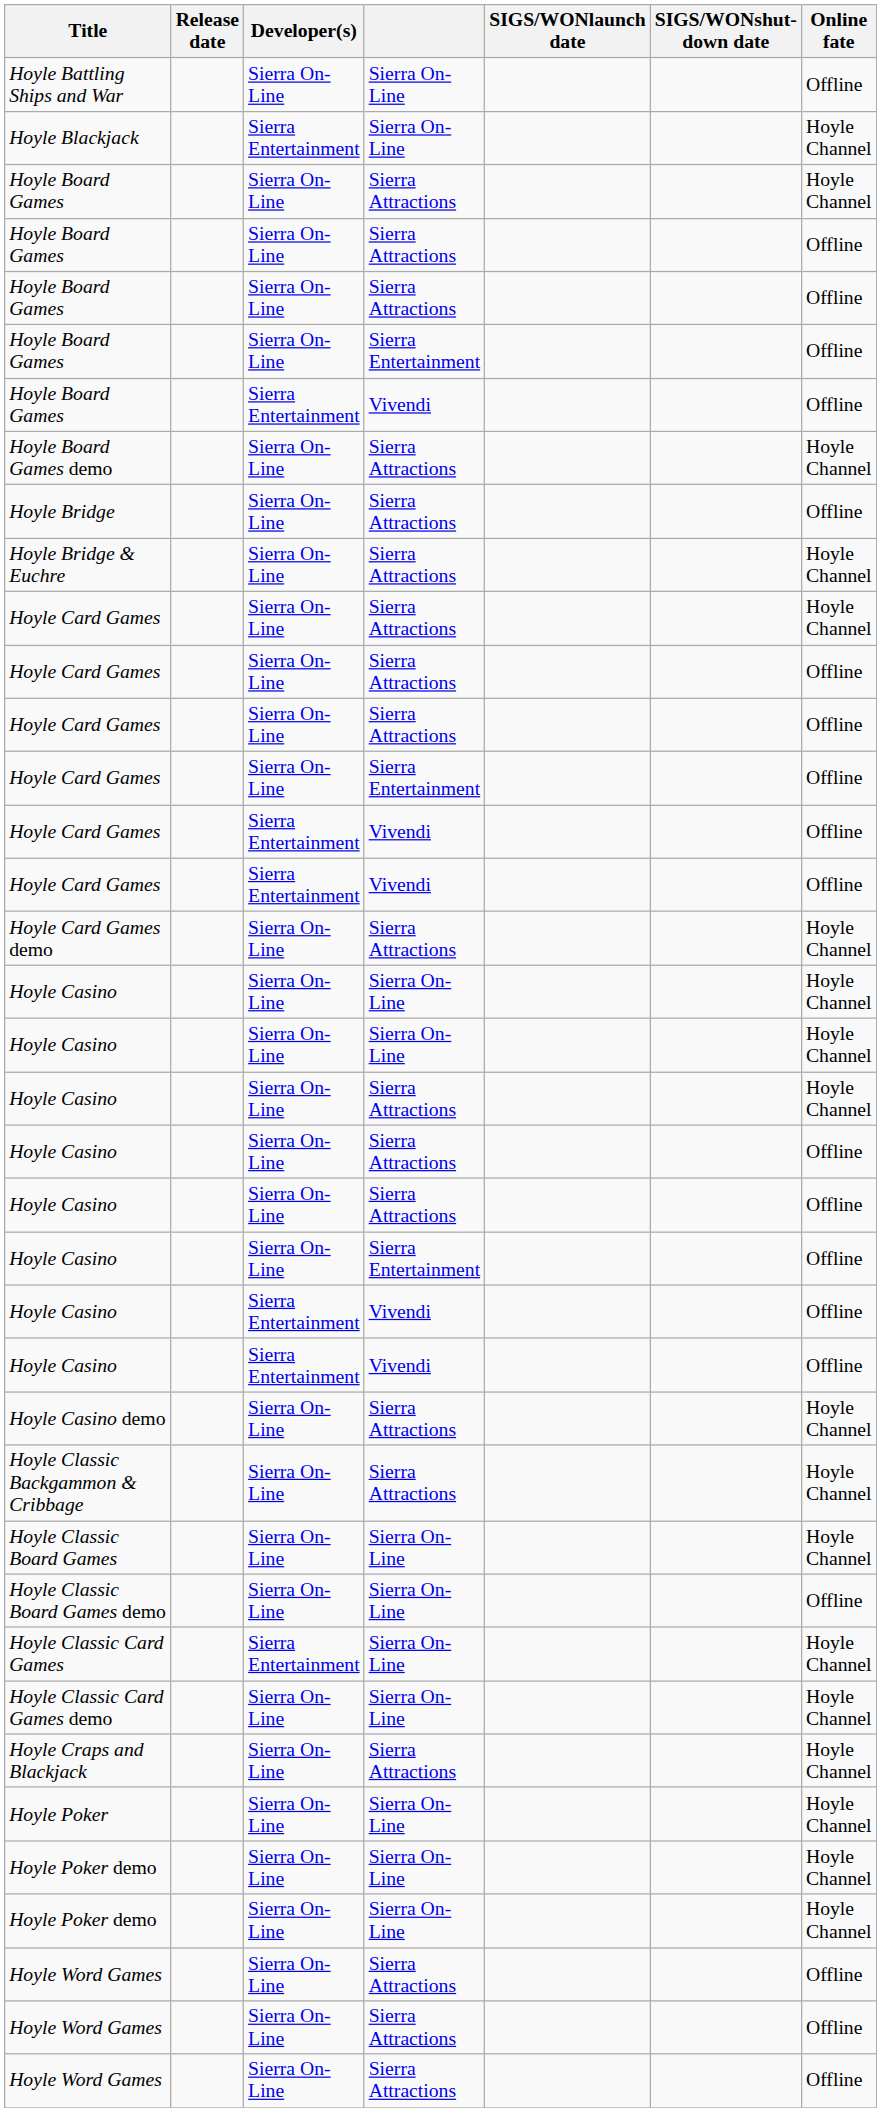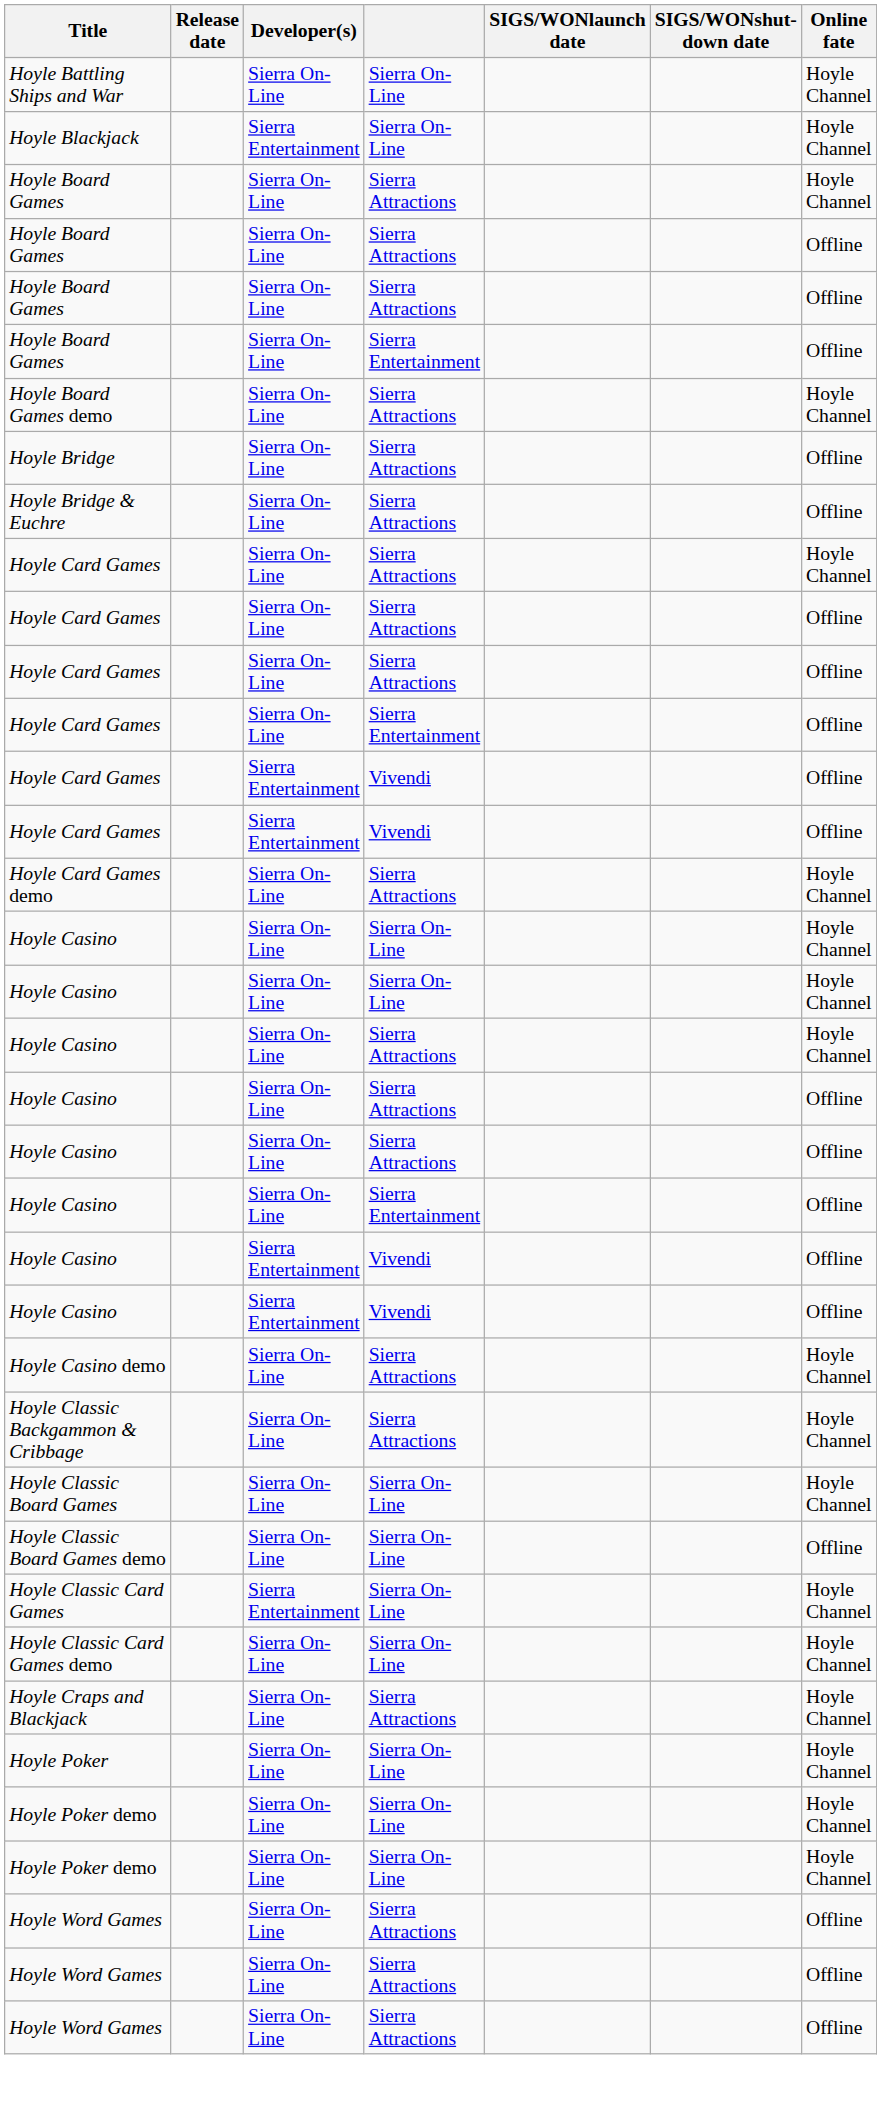(834, 84) Offline -> (839, 84) Hoyle Channel
- row: (59, 404)
(839, 564) Hoyle Channel -> (834, 511) Offline
